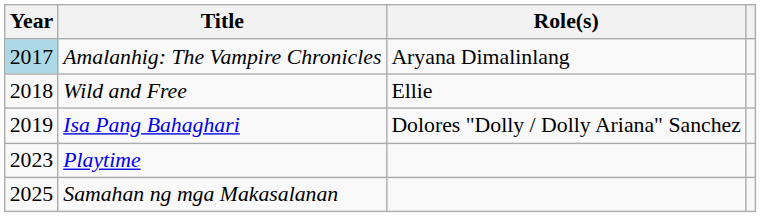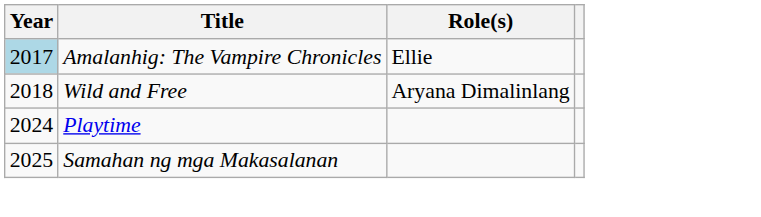(481, 56) Aryana Dimalinlang -> (412, 56) Ellie
(412, 90) Ellie -> (481, 90) Aryana Dimalinlang
- row: (151, 125)
(31, 159) 2023 -> (31, 125) 2024
